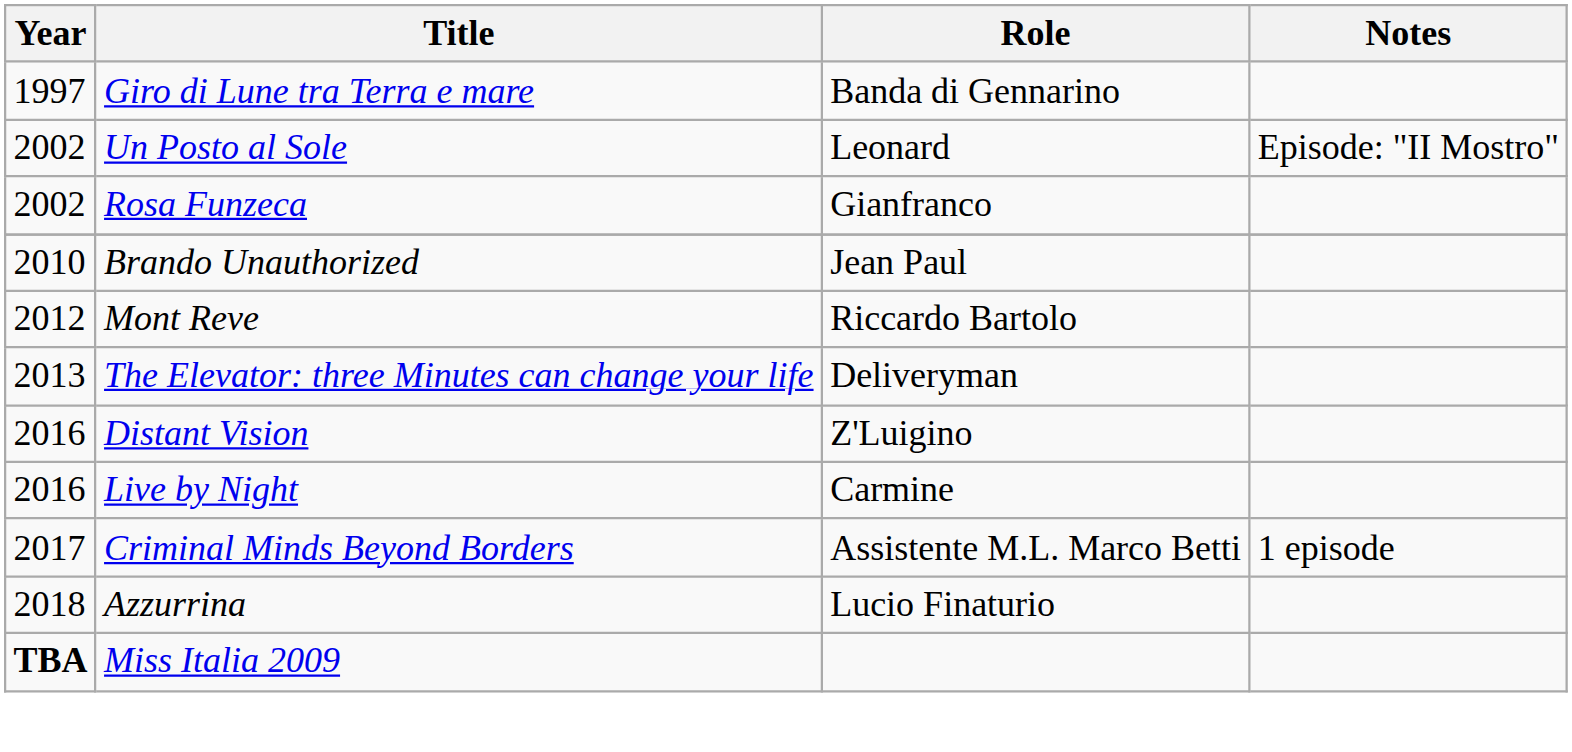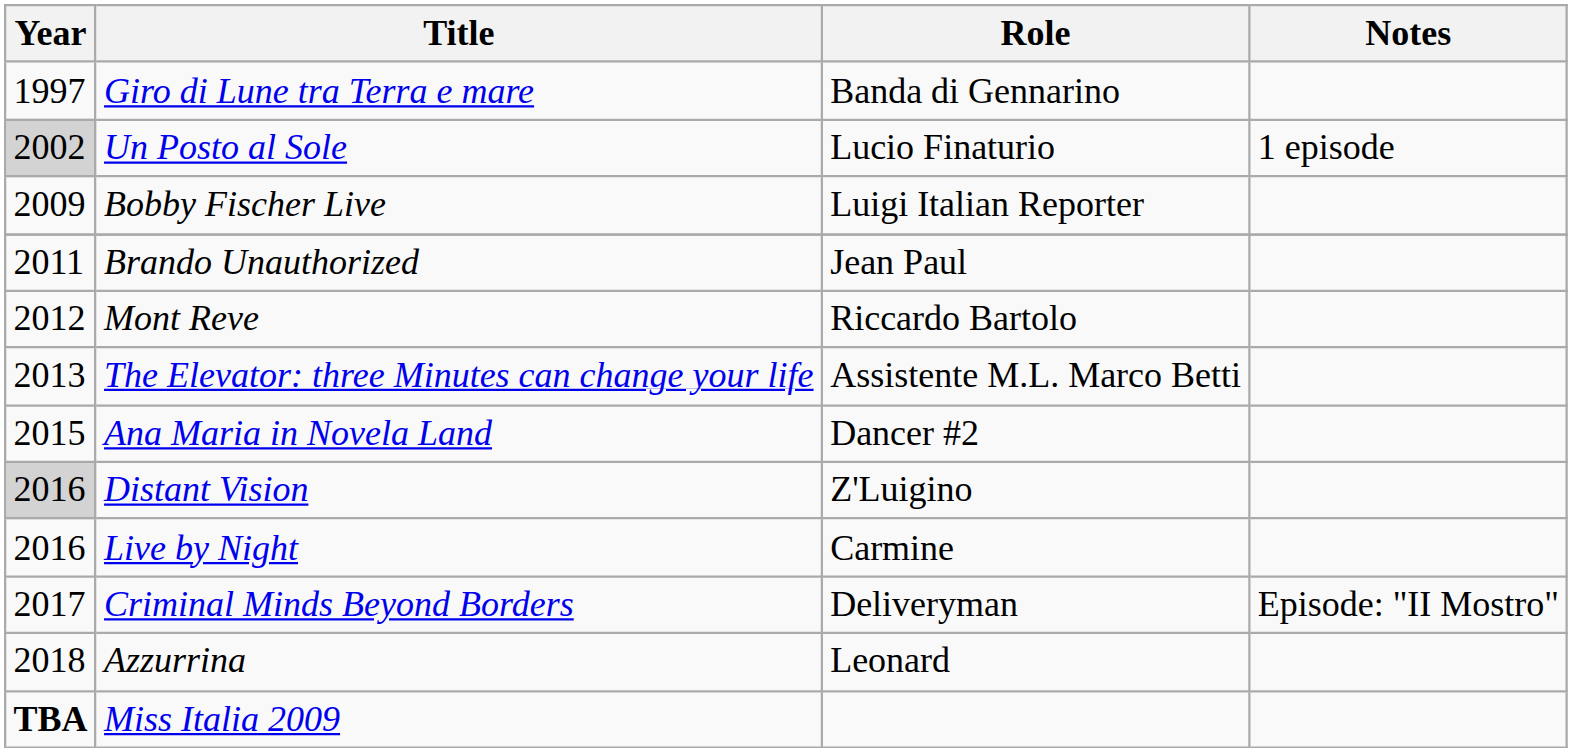(49, 147) no background -> (49, 147) lightgrey background
(890, 147) Leonard -> (943, 147) Lucio Finaturio
(1408, 147) Episode: "II Mostro" -> (1326, 147) 1 episode
- row: (206, 204)
+ row: (245, 204)
(49, 261) 2010 -> (49, 261) 2011
(924, 375) Deliveryman -> (1036, 375) Assistente M.L. Marco Betti
+ row: (298, 432)
(49, 432) no background -> (49, 489) lightgrey background
(1036, 546) Assistente M.L. Marco Betti -> (924, 603) Deliveryman
(1326, 546) 1 episode -> (1408, 603) Episode: "II Mostro"
(943, 603) Lucio Finaturio -> (890, 661) Leonard
